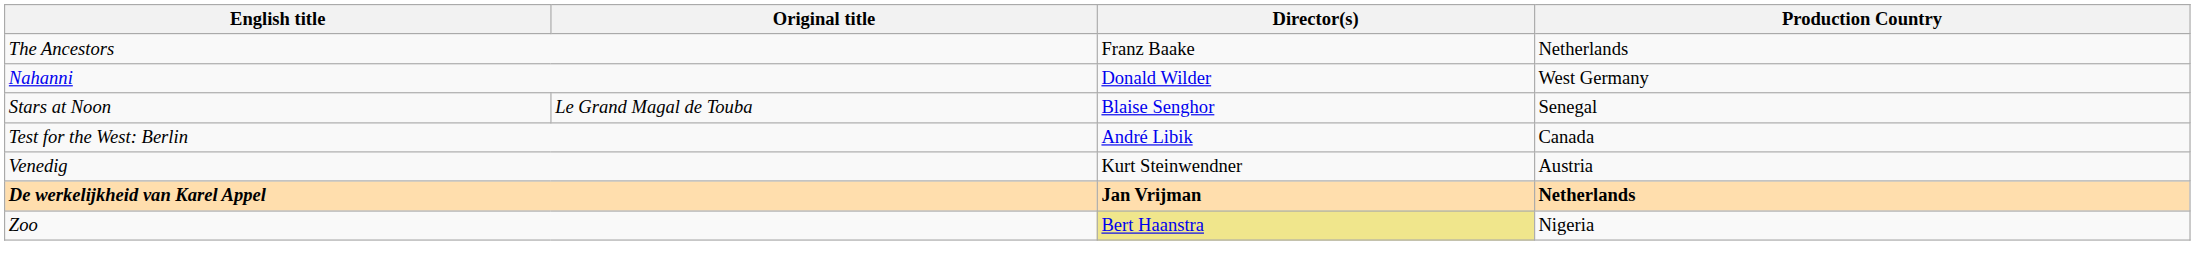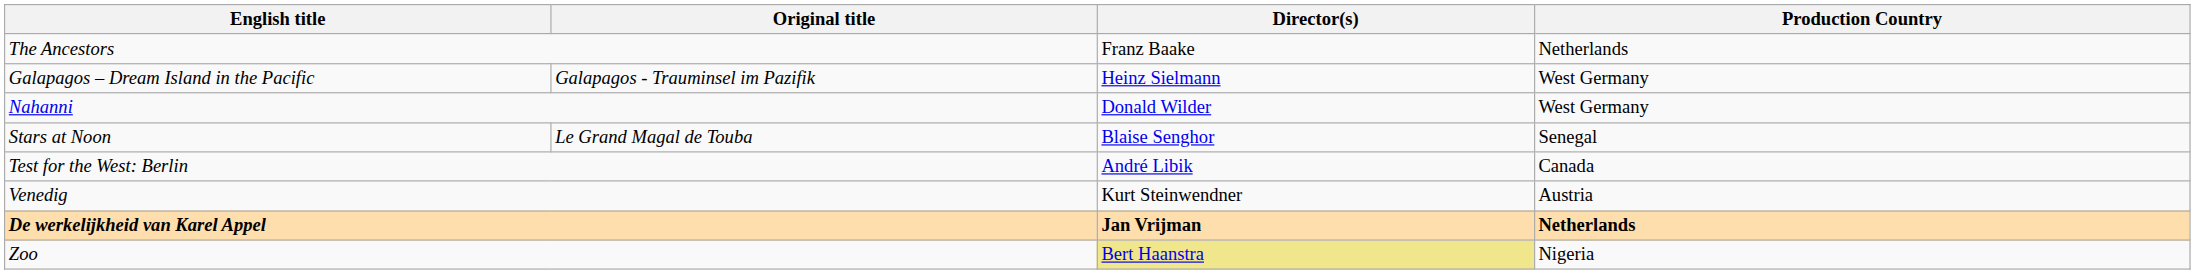+ row: (162, 78)
